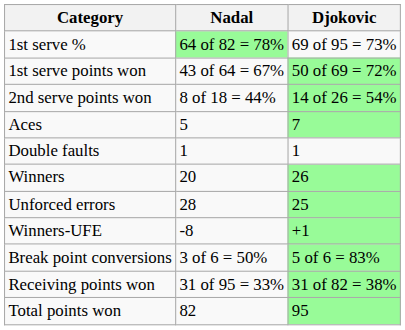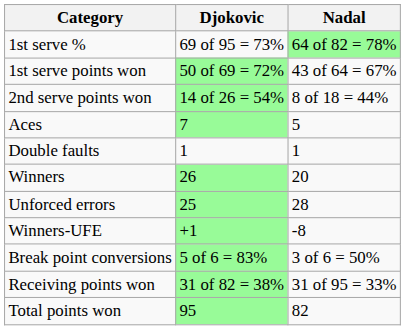columns swapped: (344, 17) <-> (232, 17)
